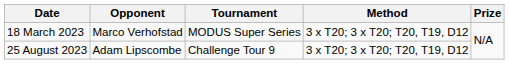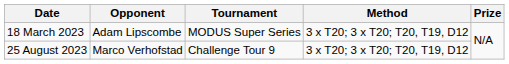(138, 31) Marco Verhofstad -> (137, 31) Adam Lipscombe
(137, 50) Adam Lipscombe -> (138, 50) Marco Verhofstad
